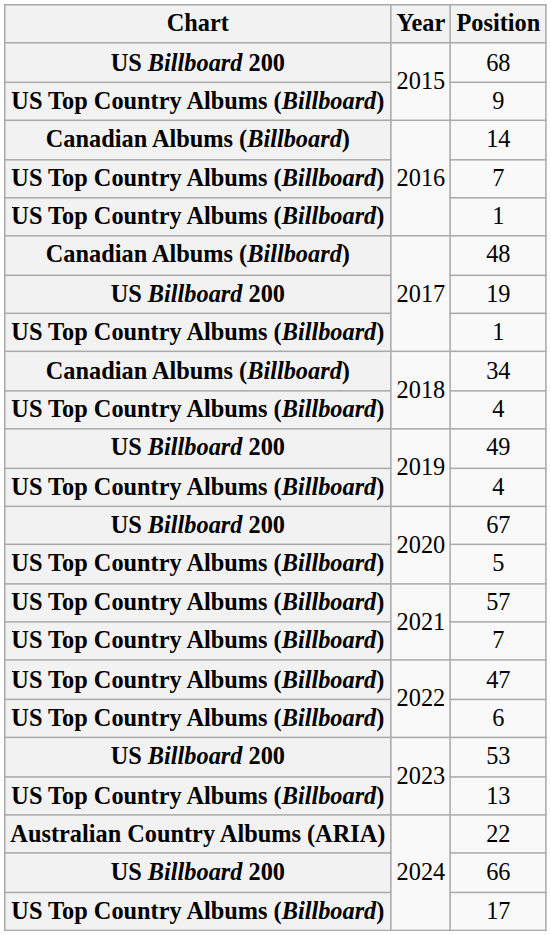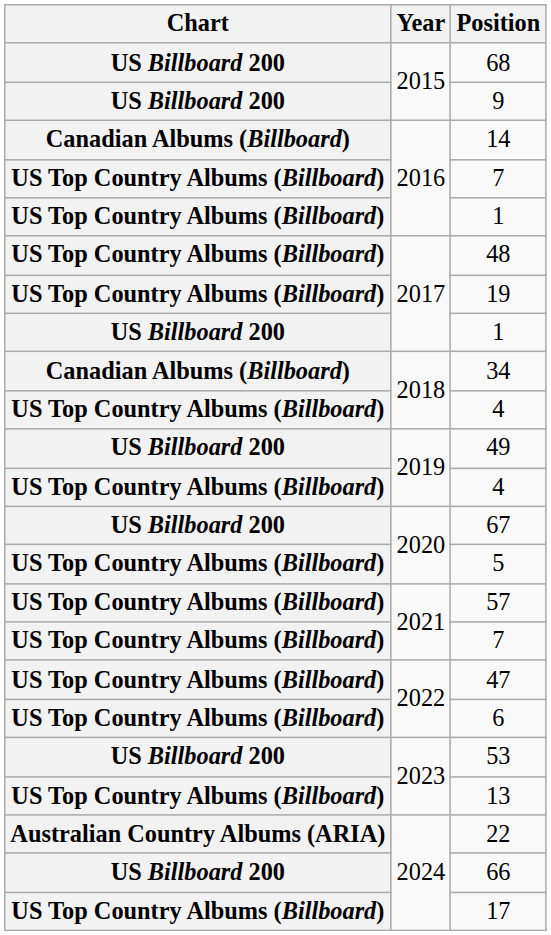(198, 100) US Top Country Albums (Billboard) -> (198, 100) US Billboard 200
(198, 255) Canadian Albums (Billboard) -> (198, 255) US Top Country Albums (Billboard)
(198, 293) US Billboard 200 -> (198, 293) US Top Country Albums (Billboard)
(198, 332) US Top Country Albums (Billboard) -> (198, 332) US Billboard 200
